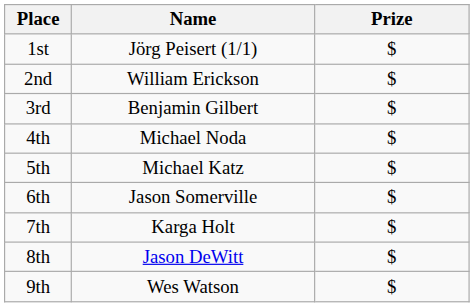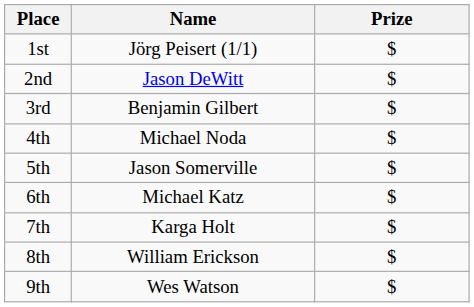(193, 78) William Erickson -> (193, 78) Jason DeWitt
(193, 167) Michael Katz -> (193, 167) Jason Somerville
(193, 197) Jason Somerville -> (193, 197) Michael Katz
(193, 256) Jason DeWitt -> (193, 256) William Erickson
